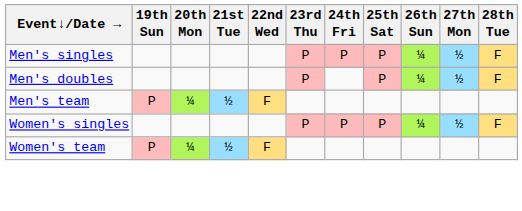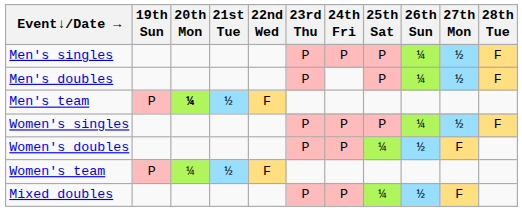(190, 102) normal -> (190, 102) bold
+ row: (69, 148)
+ row: (61, 194)
